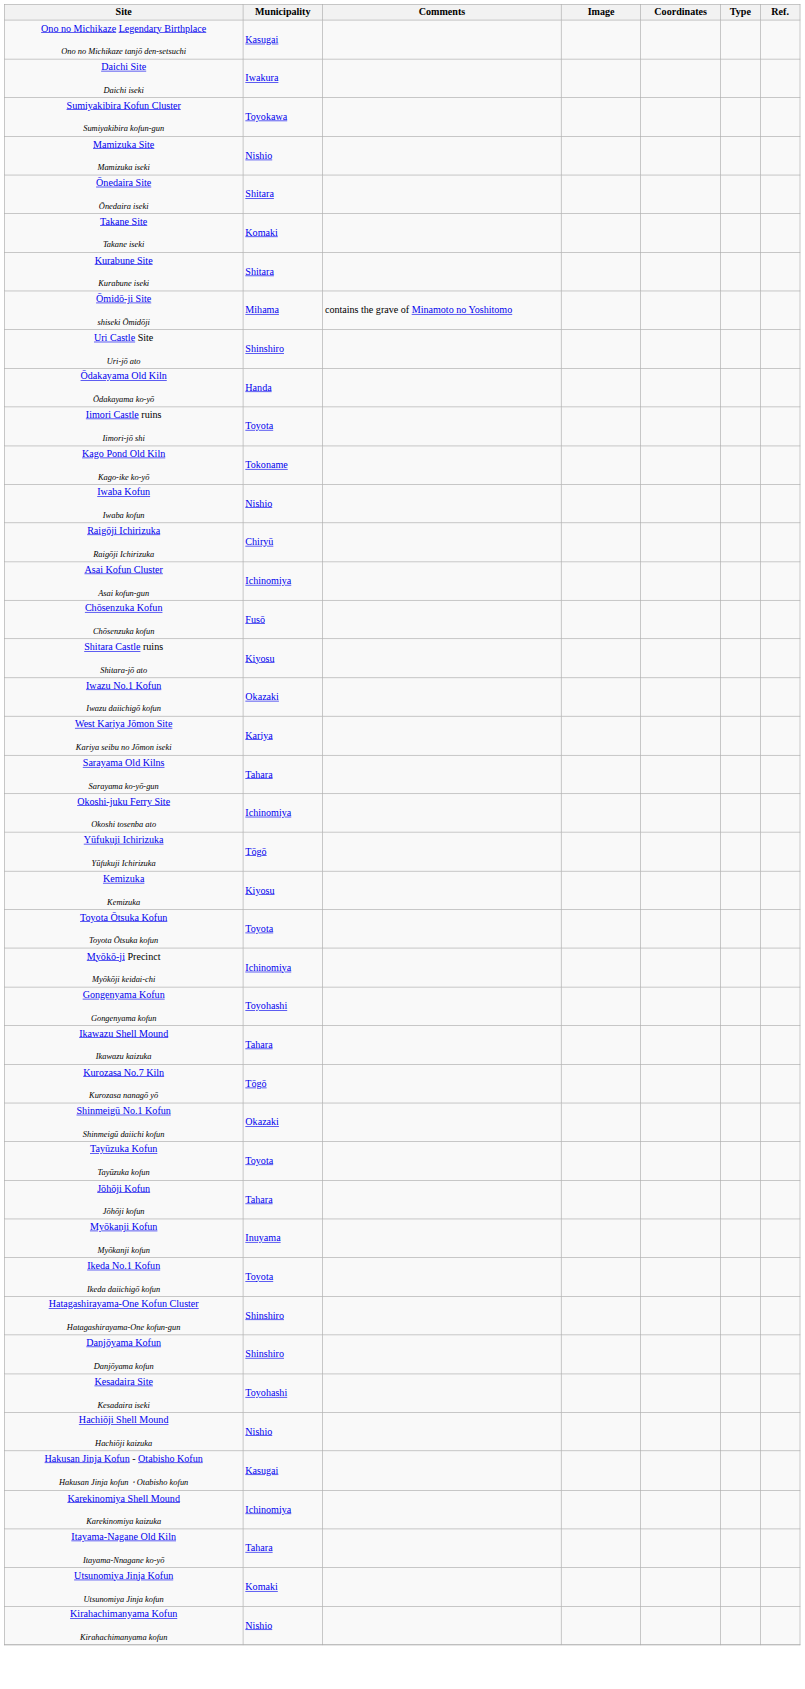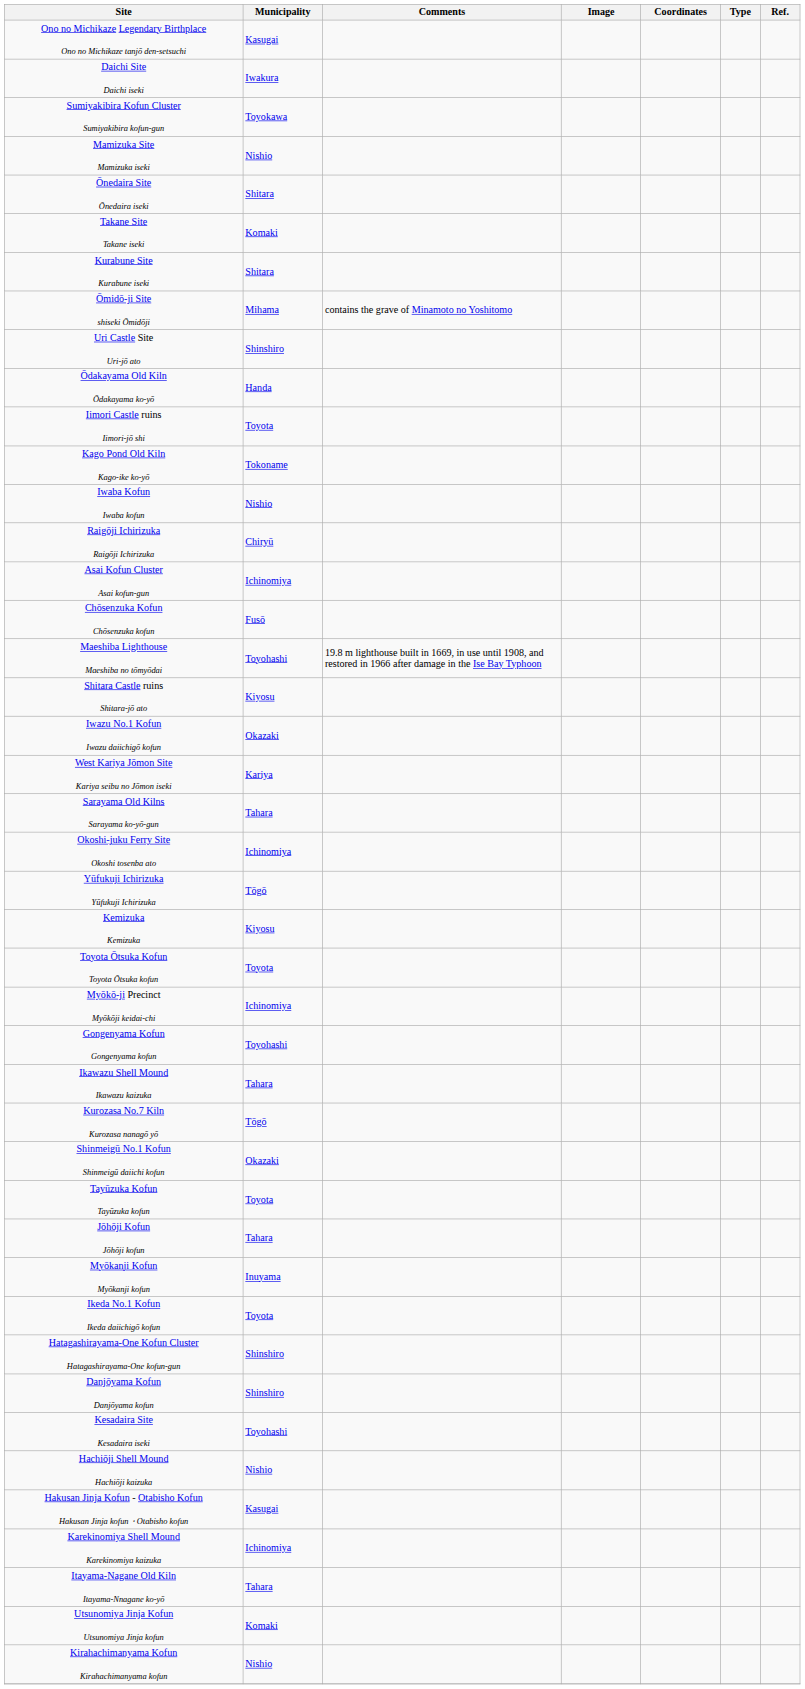+ row: (124, 658)
